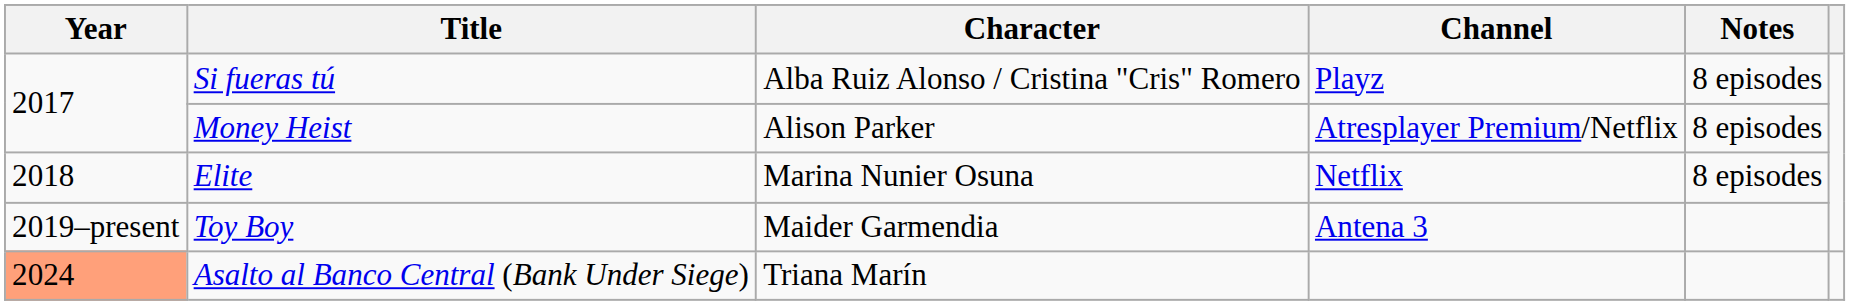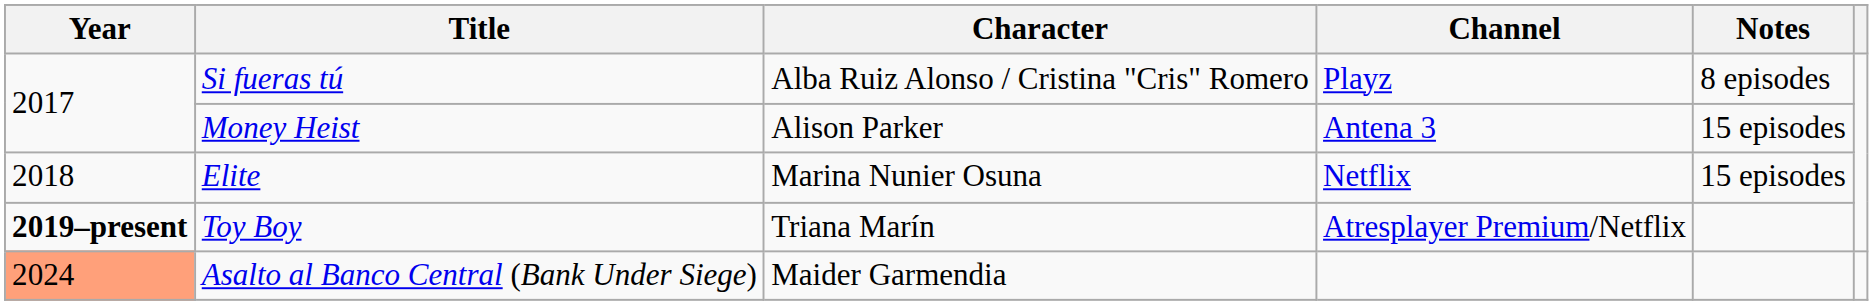(1496, 127) Atresplayer Premium/Netflix -> (1380, 127) Antena 3
(1757, 127) 8 episodes -> (1773, 127) 15 episodes
(1757, 176) 8 episodes -> (1773, 176) 15 episodes
(96, 226) normal -> (100, 226) bold
(881, 226) Maider Garmendia -> (853, 226) Triana Marín
(1371, 226) Antena 3 -> (1504, 226) Atresplayer Premium/Netflix
(845, 275) Triana Marín -> (889, 275) Maider Garmendia
